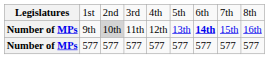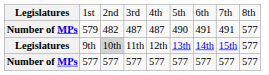+ row: (90, 29)
(42, 29) Number of MPs -> (42, 45) Legislatures
(205, 29) bold -> (205, 45) normal
(253, 29) 16th -> (250, 45) 577
